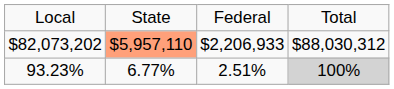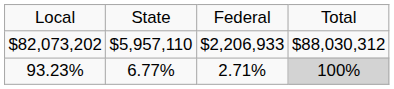(151, 44) lightsalmon background -> (151, 44) no background
(242, 71) 2.51% -> (242, 71) 2.71%
